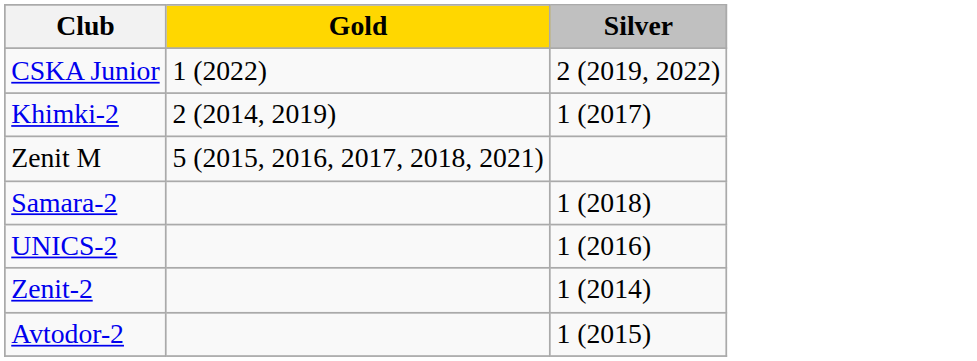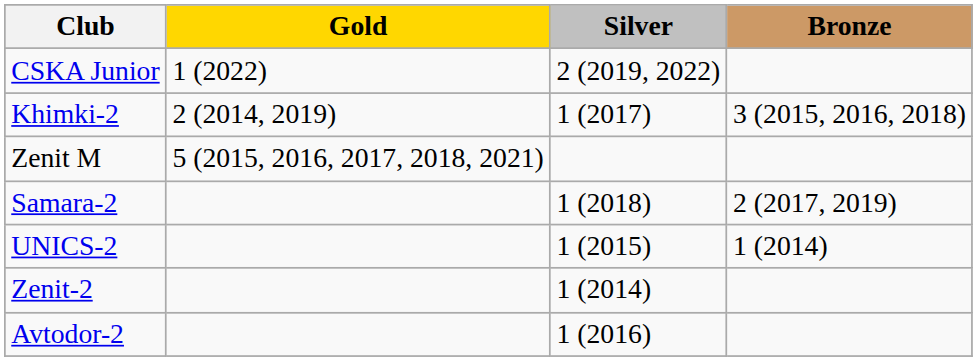+ column: (850, 26)
(604, 245) 1 (2016) -> (604, 245) 1 (2015)
(604, 333) 1 (2015) -> (604, 333) 1 (2016)
